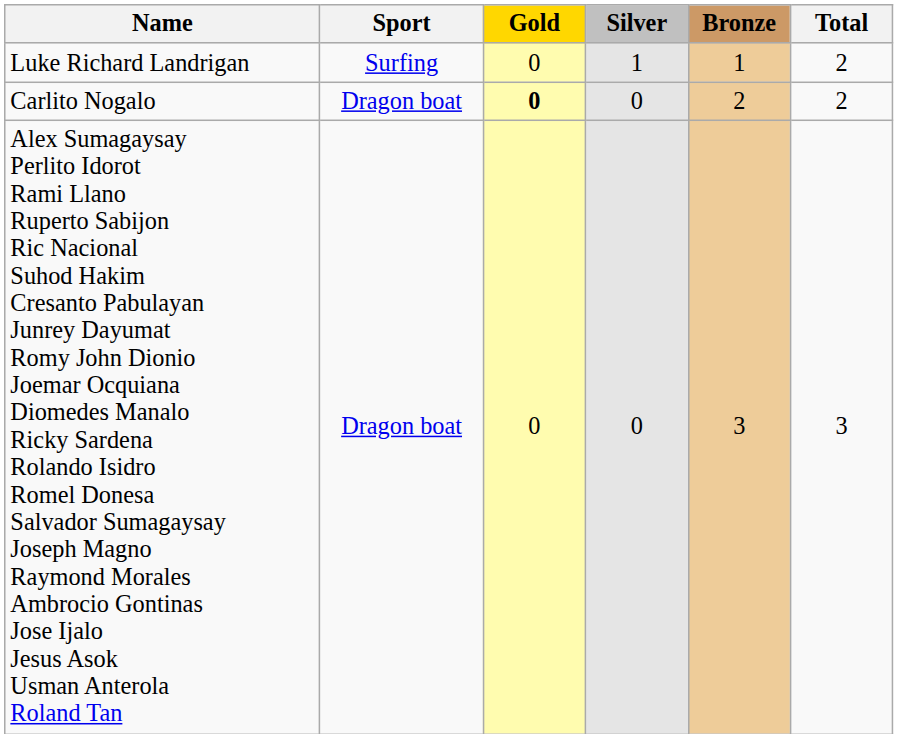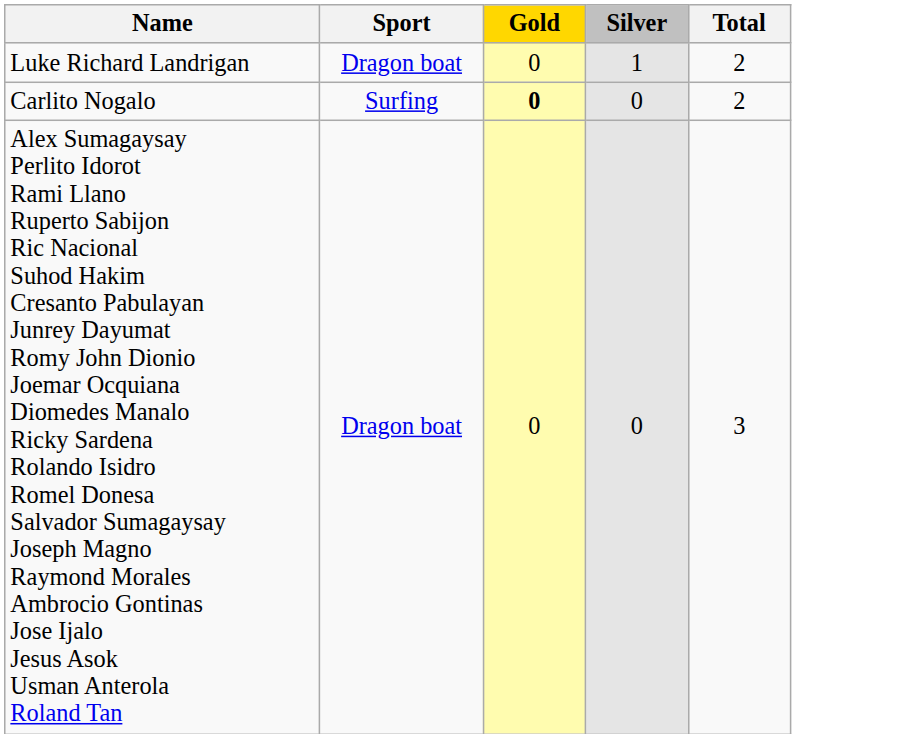- column: (739, 23)
(402, 62) Surfing -> (402, 62) Dragon boat
(402, 100) Dragon boat -> (402, 100) Surfing
